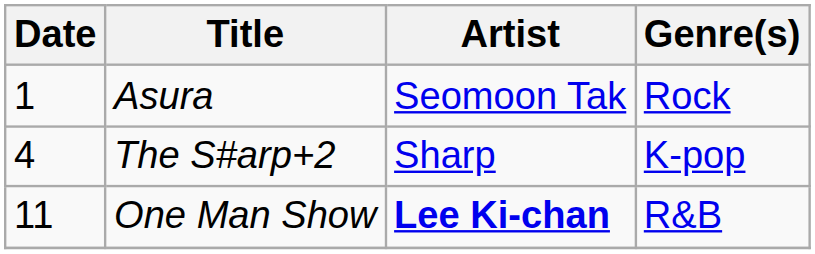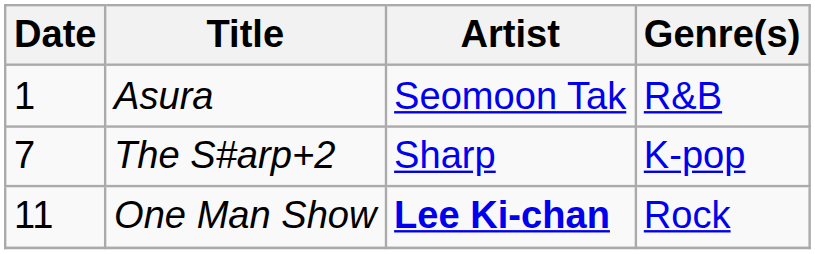(687, 95) Rock -> (683, 95) R&B
(25, 155) 4 -> (25, 155) 7
(683, 215) R&B -> (687, 215) Rock
